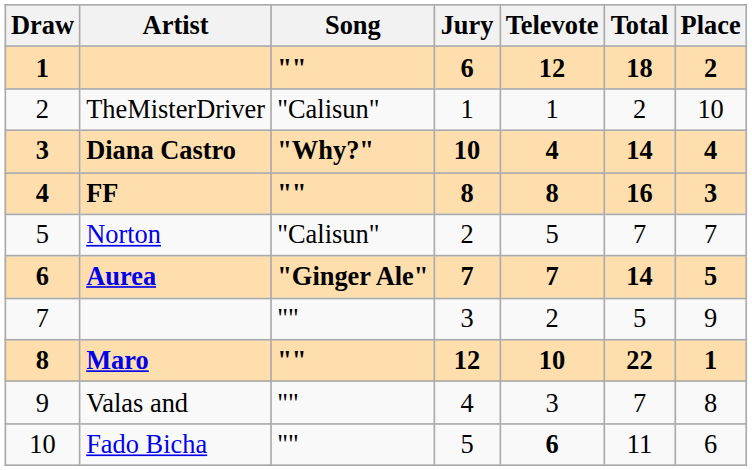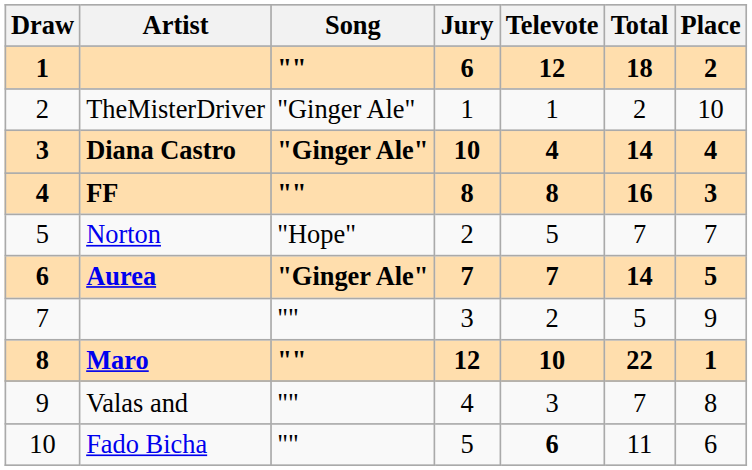(328, 109) "Calisun" -> (346, 109) "Ginger Ale"
(326, 151) "Why?" -> (353, 151) "Ginger Ale"
(328, 234) "Calisun" -> (317, 234) "Hope"
